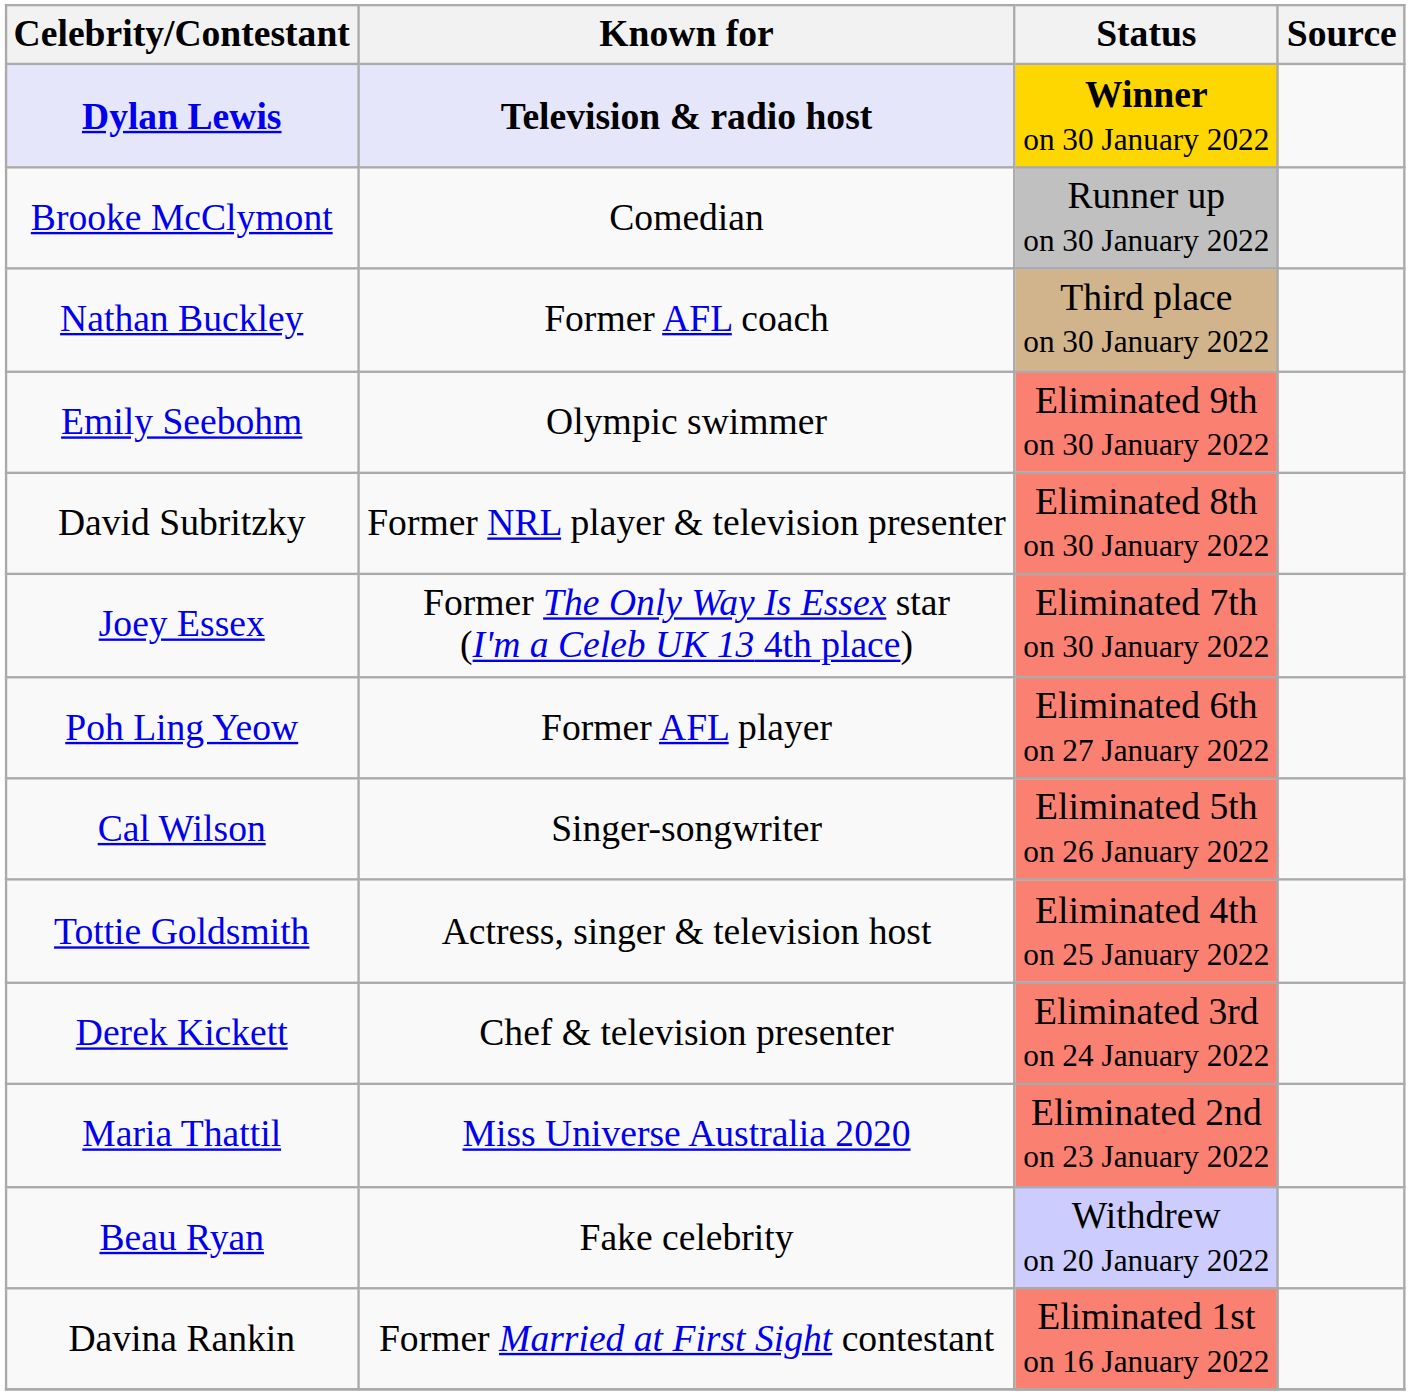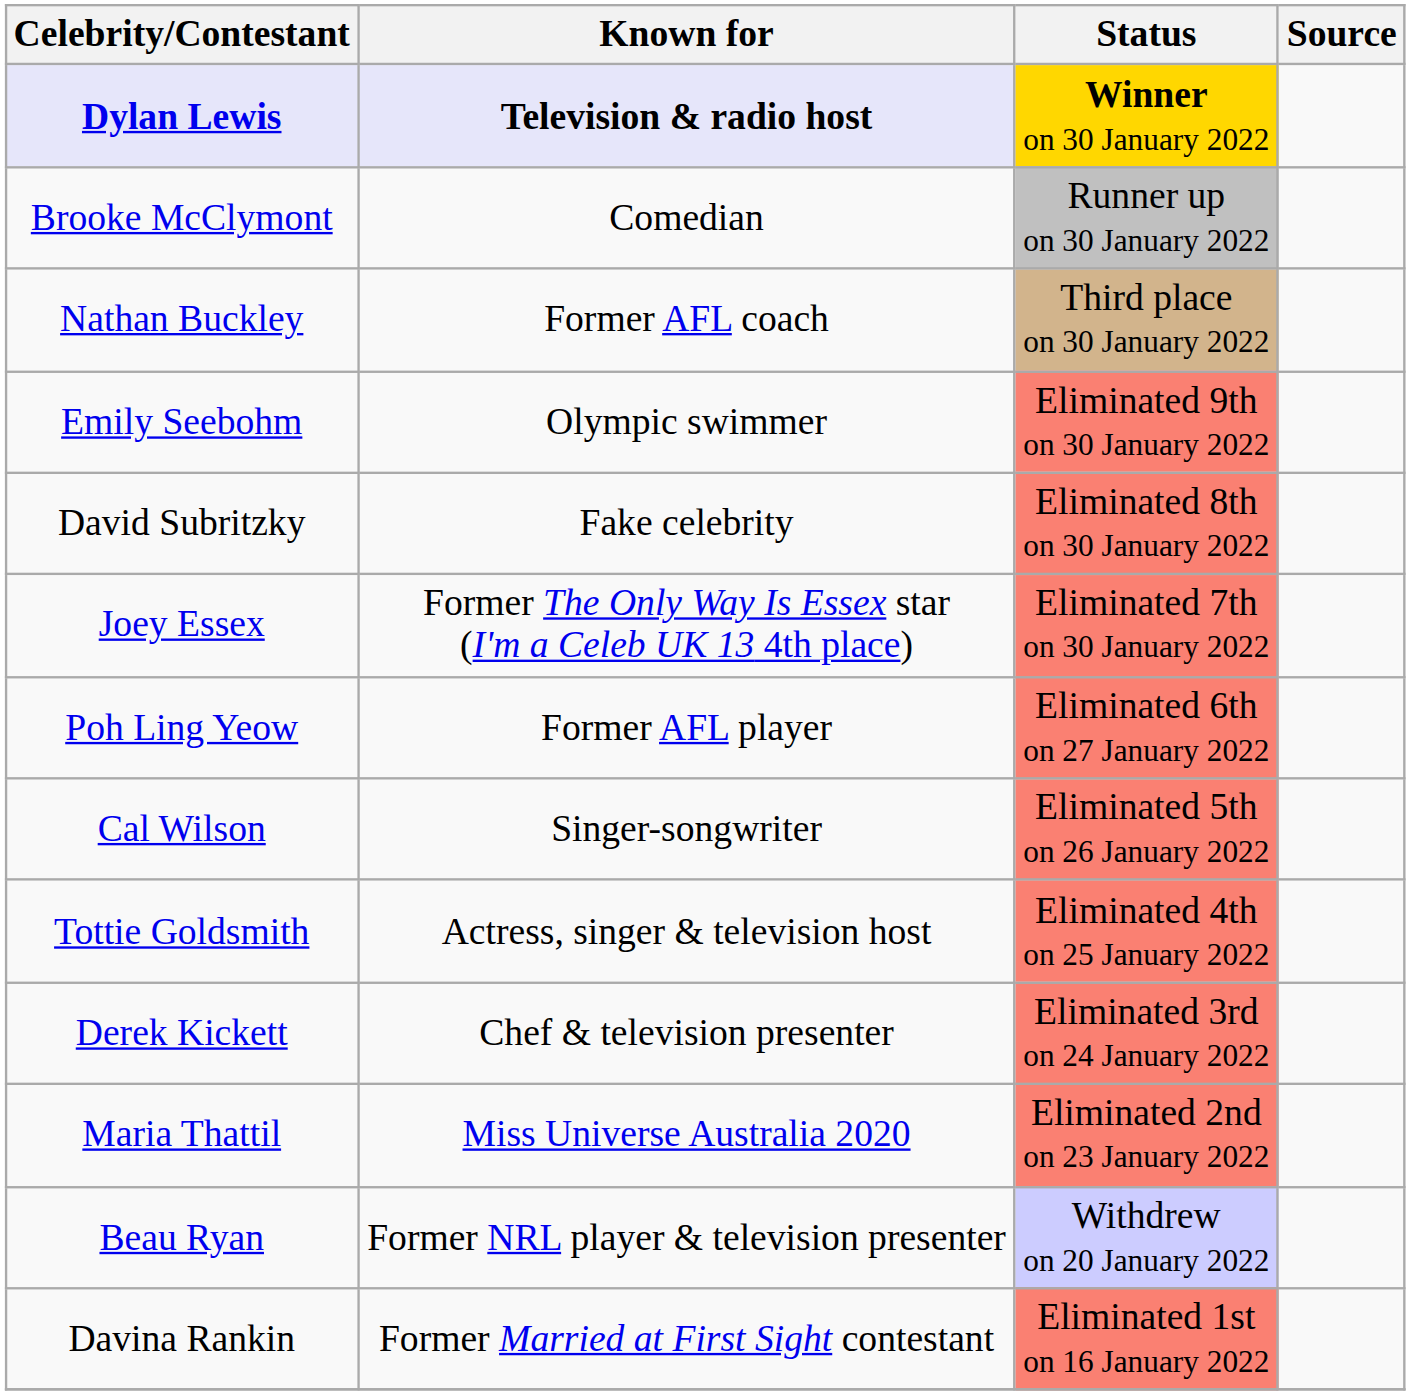(687, 522) Former NRL player & television presenter -> (687, 522) Fake celebrity
(687, 1236) Fake celebrity -> (687, 1236) Former NRL player & television presenter
